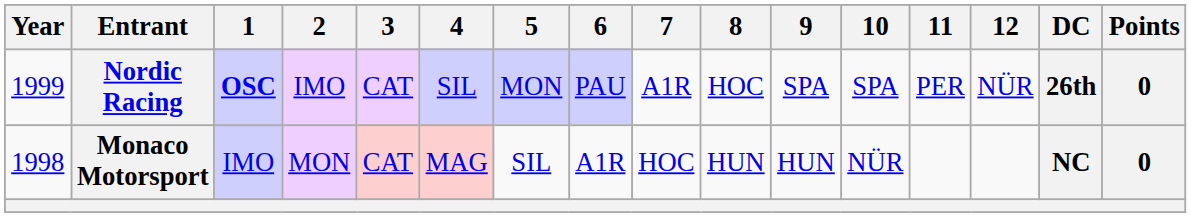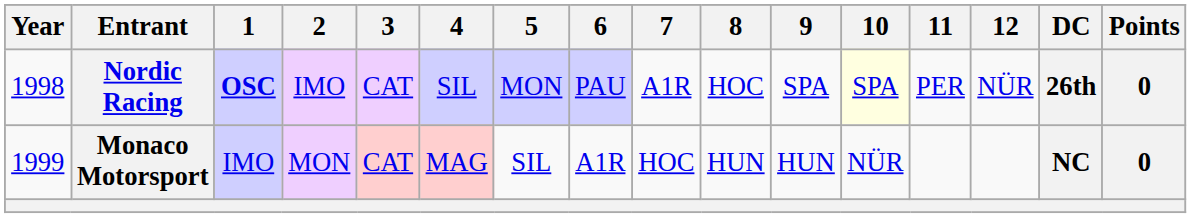(38, 86) 1999 -> (38, 86) 1998
(875, 86) no background -> (875, 86) lightyellow background
(38, 161) 1998 -> (38, 161) 1999
